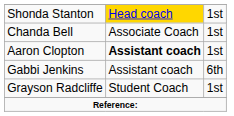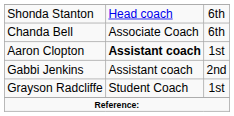(141, 14) gold background -> (141, 14) no background
(215, 14) 1st -> (216, 14) 6th
(215, 32) 1st -> (216, 32) 6th
(215, 69) 6th -> (216, 69) 2nd
